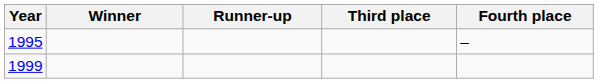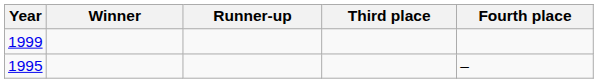rows swapped: (25, 41) <-> (25, 66)
